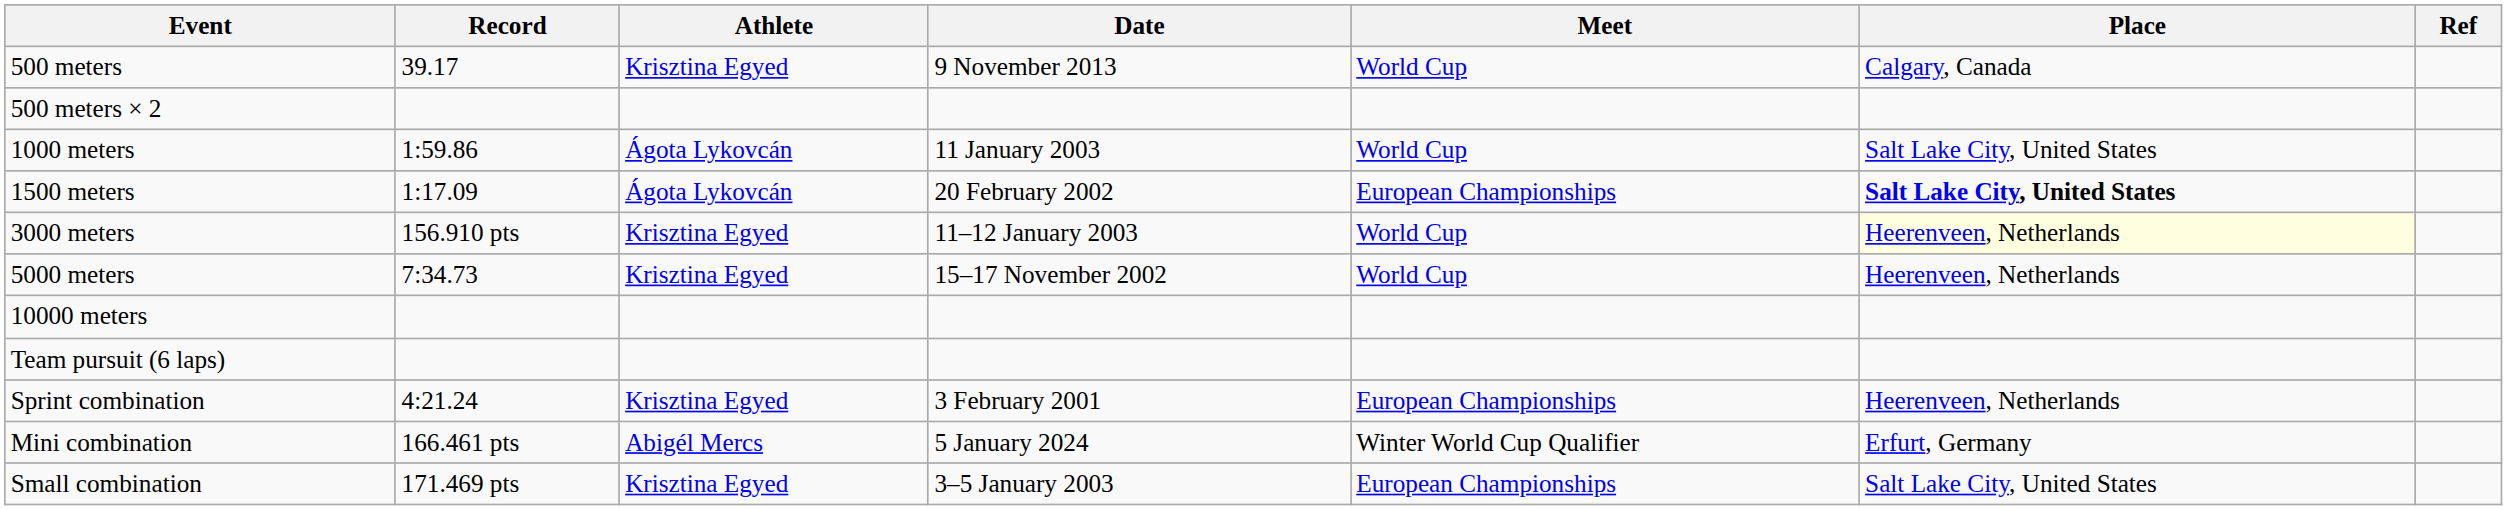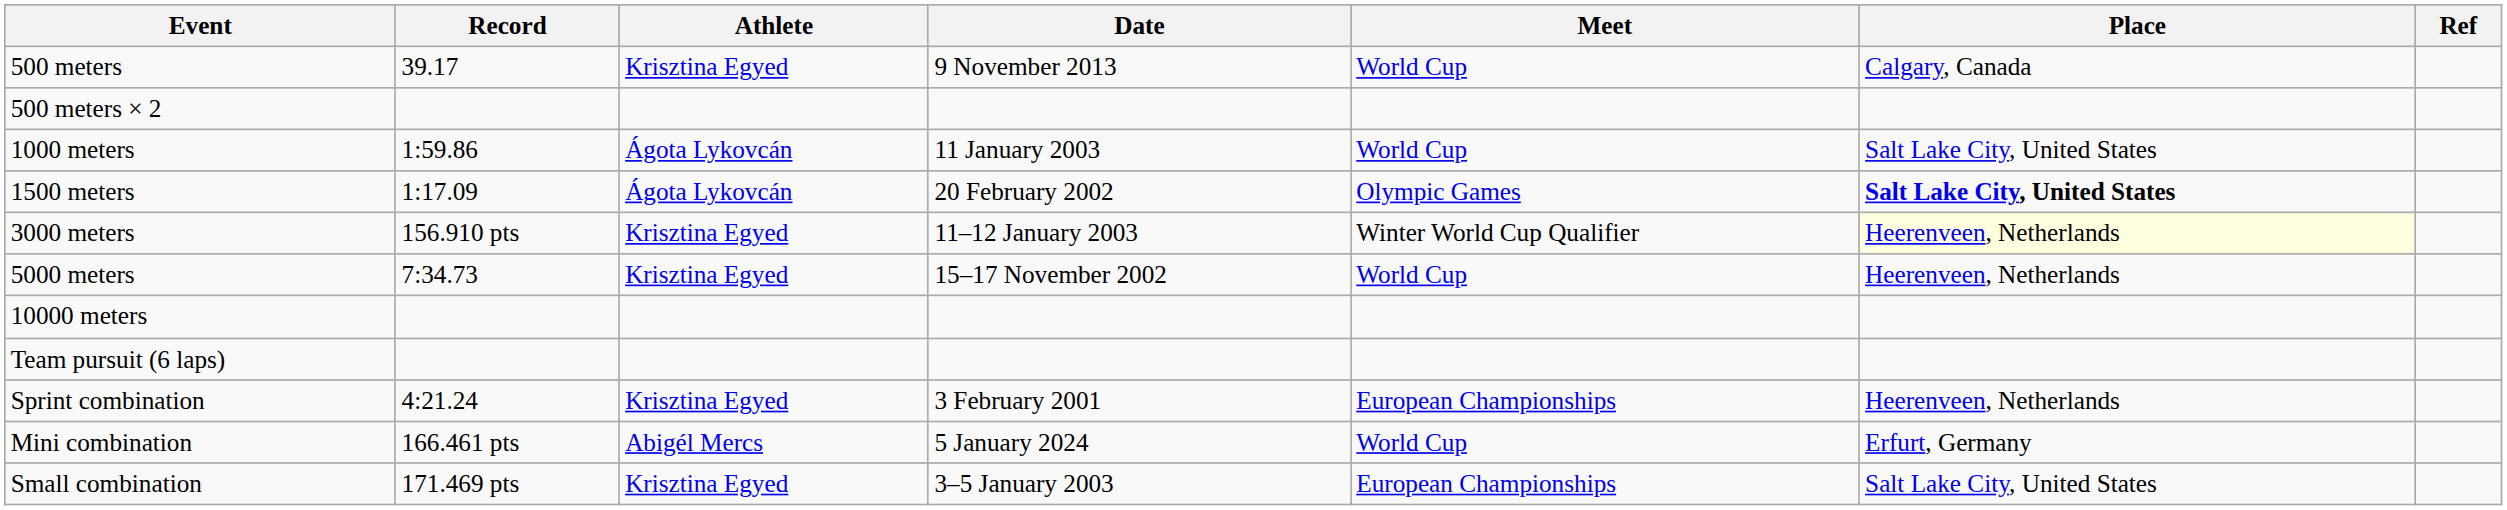(1486, 191) European Championships -> (1439, 191) Olympic Games
(1412, 233) World Cup -> (1498, 233) Winter World Cup Qualifier
(1498, 441) Winter World Cup Qualifier -> (1412, 441) World Cup
